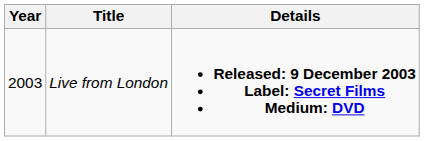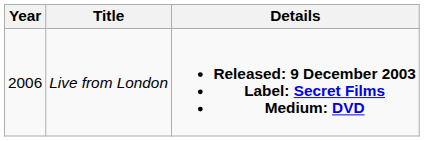(25, 82) 2003 -> (25, 82) 2006
